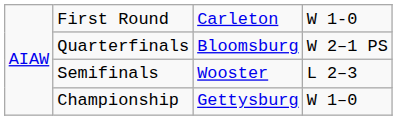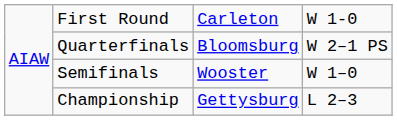(332, 74) L 2–3 -> (332, 74) W 1–0
(332, 101) W 1–0 -> (332, 101) L 2–3
